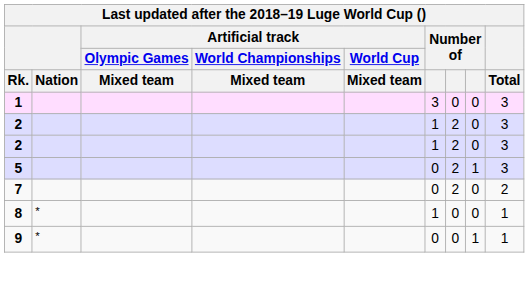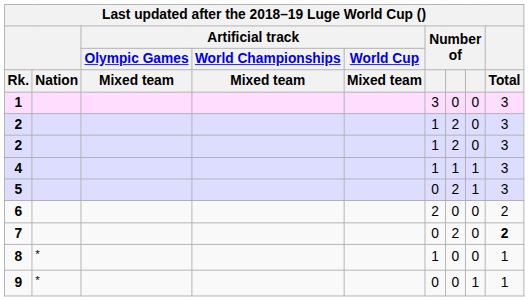+ row: (18, 168)
+ row: (18, 211)
(504, 189) normal -> (504, 233) bold
